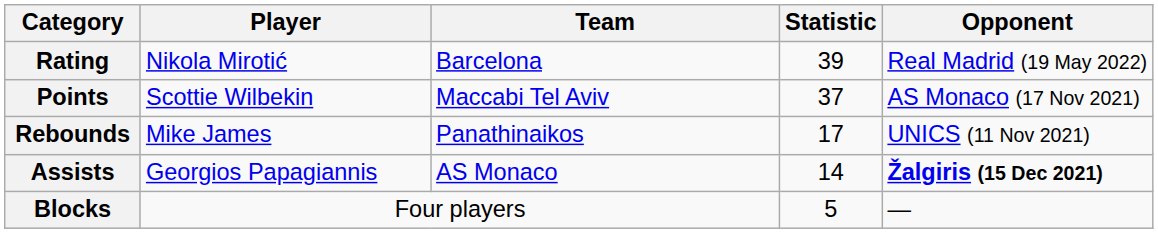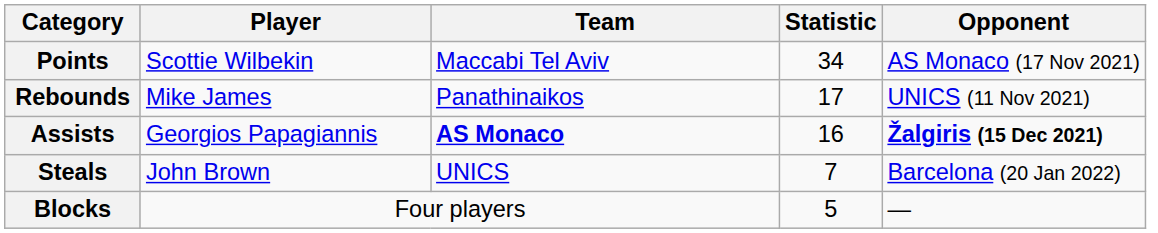- row: (73, 60)
(831, 97) 37 -> (831, 60) 34
(497, 172) normal -> (500, 135) bold
(831, 172) 14 -> (831, 135) 16
+ row: (73, 172)
